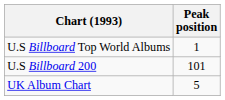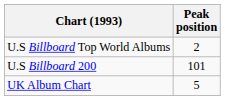(197, 47) 1 -> (197, 47) 2
